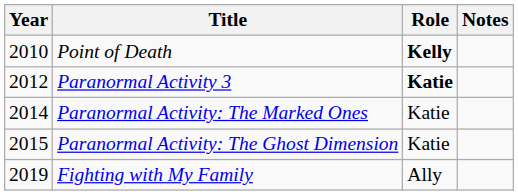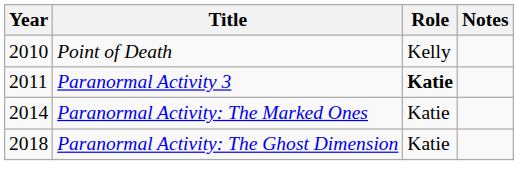(430, 50) bold -> (429, 50) normal
(29, 81) 2012 -> (28, 81) 2011
(29, 143) 2015 -> (29, 143) 2018
- row: (155, 174)
